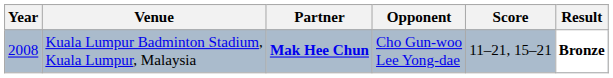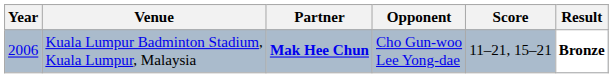(23, 51) 2008 -> (23, 51) 2006
